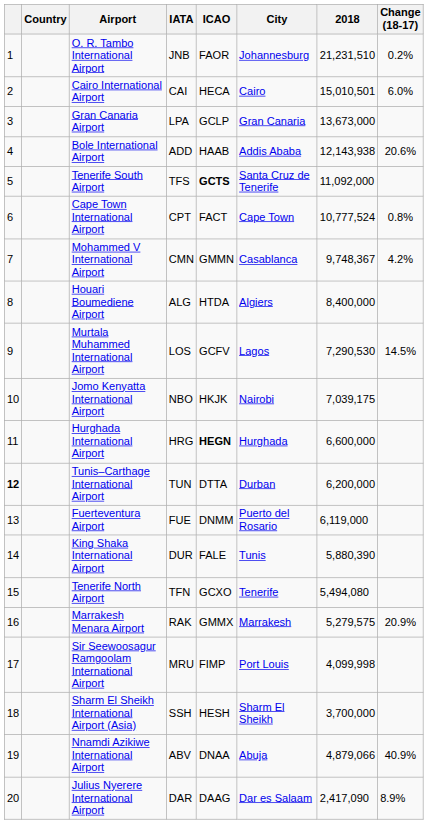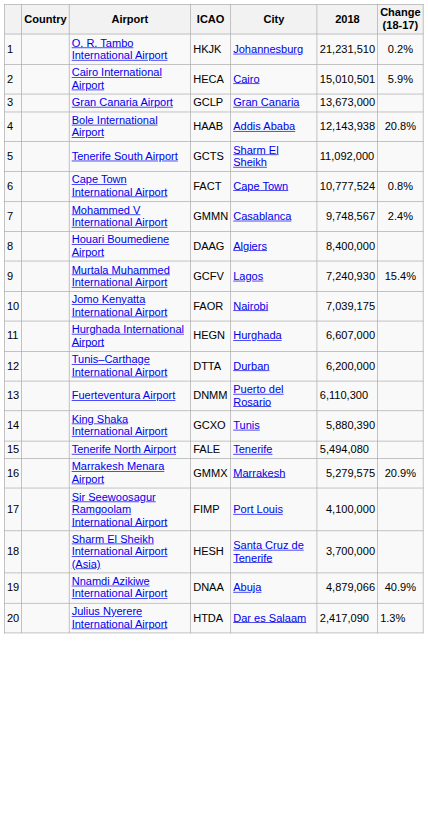- column: (181, 19)
(214, 55) FAOR -> (207, 49) HKJK
(400, 91) 6.0% -> (400, 79) 5.9%
(400, 151) 20.6% -> (400, 126) 20.8%
(214, 181) bold -> (208, 156) normal
(274, 181) Santa Cruz de Tenerife -> (256, 156) Sharm El Sheikh
(350, 260) 9,748,367 -> (350, 216) 9,748,567
(400, 260) 4.2% -> (400, 216) 2.4%
(214, 302) HTDA -> (209, 246) DAAG
(350, 350) 7,290,530 -> (350, 276) 7,240,930
(400, 350) 14.5% -> (400, 276) 15.4%
(213, 399) HKJK -> (208, 306) FAOR
(215, 441) bold -> (209, 336) normal
(350, 441) 6,600,000 -> (350, 336) 6,607,000
(13, 484) bold -> (13, 366) normal
(344, 520) 6,119,000 -> (344, 396) 6,110,300
(213, 556) FALE -> (209, 426) GCXO
(215, 592) GCXO -> (207, 449) FALE
(350, 664) 4,099,998 -> (350, 509) 4,100,000
(262, 713) Sharm El Sheikh -> (268, 551) Santa Cruz de Tenerife
(215, 798) DAAG -> (208, 618) HTDA
(393, 798) 8.9% -> (393, 618) 1.3%
